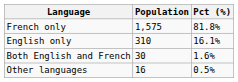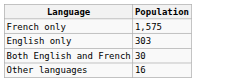- column: (212, 12)
(143, 41) 310 -> (143, 41) 303
